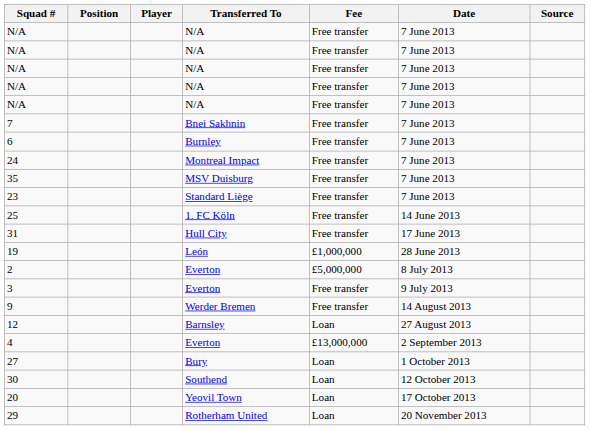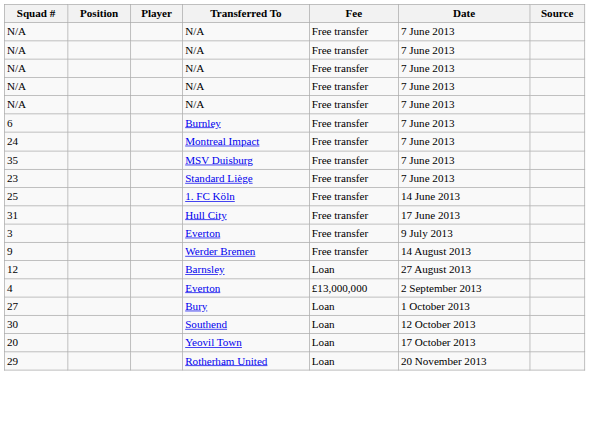- row: (10, 123)
- row: (12, 251)
- row: (10, 269)
